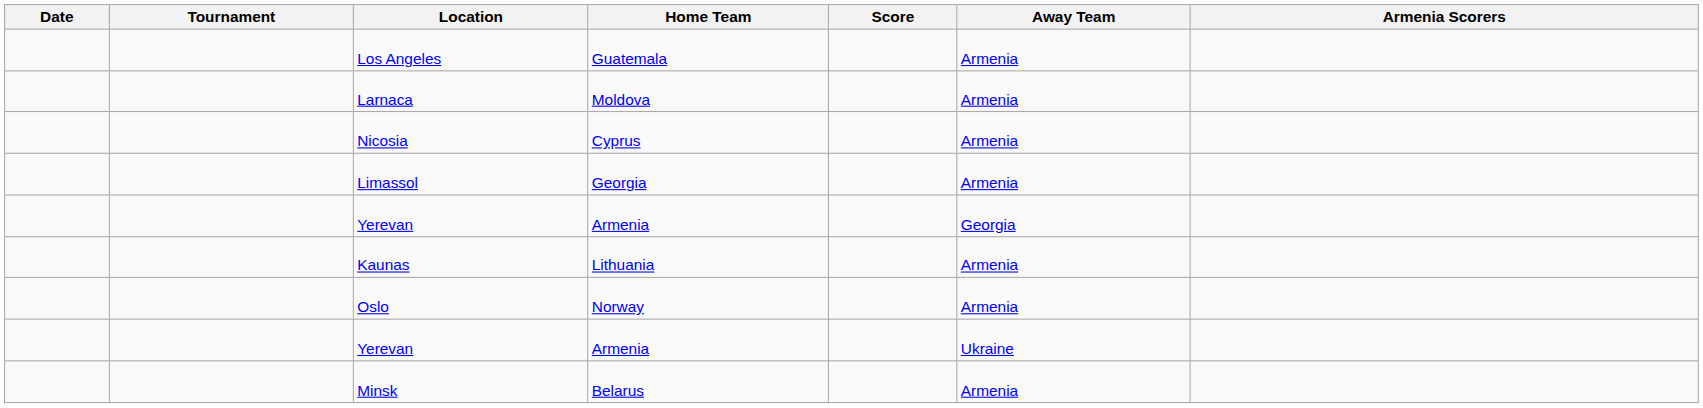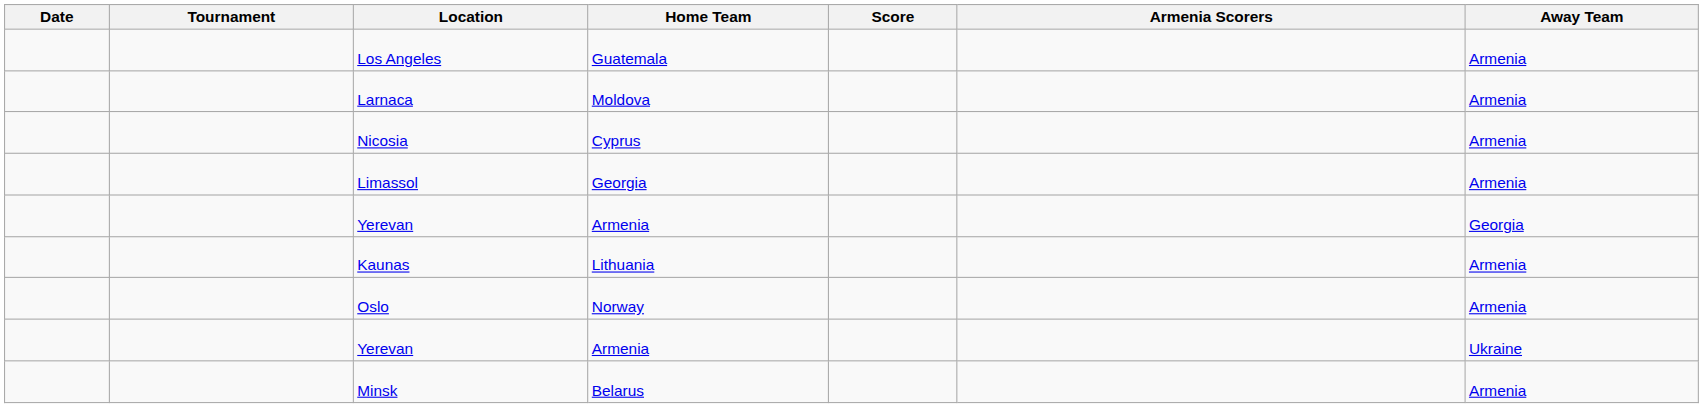columns swapped: (1074, 17) <-> (1444, 17)
